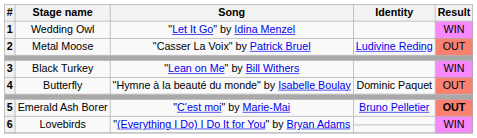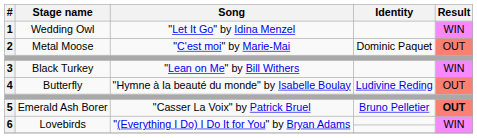(232, 47) "Casser La Voix" by Patrick Bruel -> (232, 47) "C'est moi" by Marie-Mai
(394, 47) Ludivine Reding -> (394, 47) Dominic Paquet
(394, 85) Dominic Paquet -> (394, 85) Ludivine Reding
(232, 107) "C'est moi" by Marie-Mai -> (232, 107) "Casser La Voix" by Patrick Bruel
